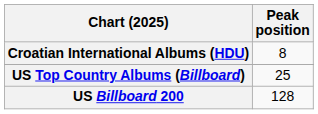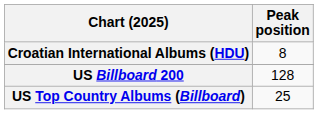rows swapped: (128, 97) <-> (128, 75)
